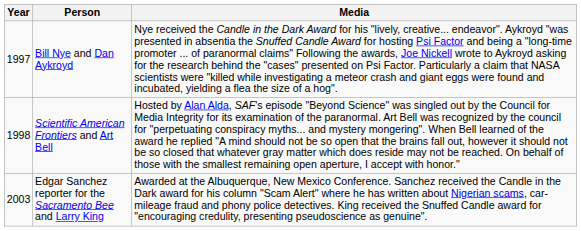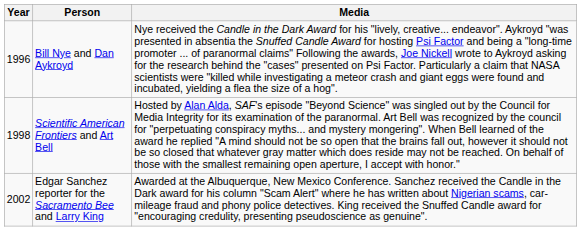(19, 59) 1997 -> (19, 59) 1996
(19, 199) 2003 -> (19, 199) 2002
